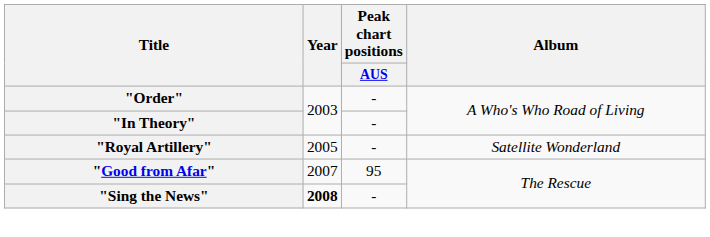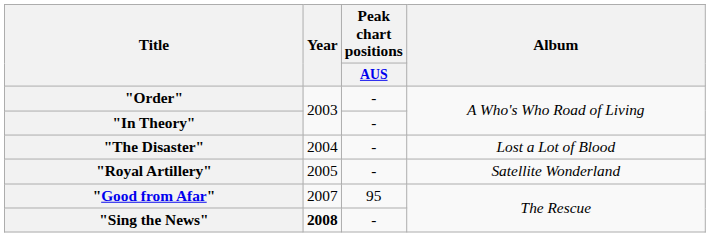+ row: (154, 147)
